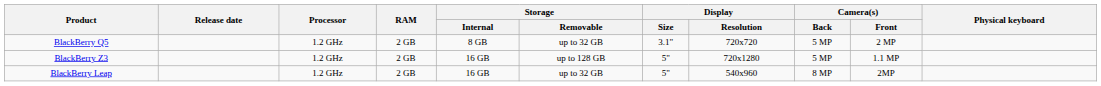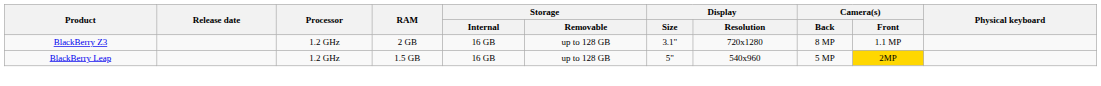- row: (81, 42)
(666, 58) 5" -> (670, 42) 3.1"
(822, 58) 5 MP -> (825, 42) 8 MP
(406, 73) 2 GB -> (407, 58) 1.5 GB
(581, 73) up to 32 GB -> (586, 58) up to 128 GB
(822, 73) 8 MP -> (825, 58) 5 MP
(886, 73) no background -> (888, 58) gold background
